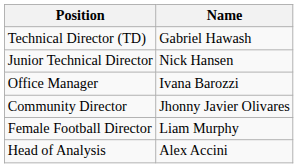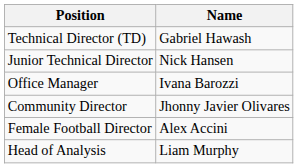(199, 128) Liam Murphy -> (194, 128) Alex Accini
(194, 151) Alex Accini -> (199, 151) Liam Murphy
